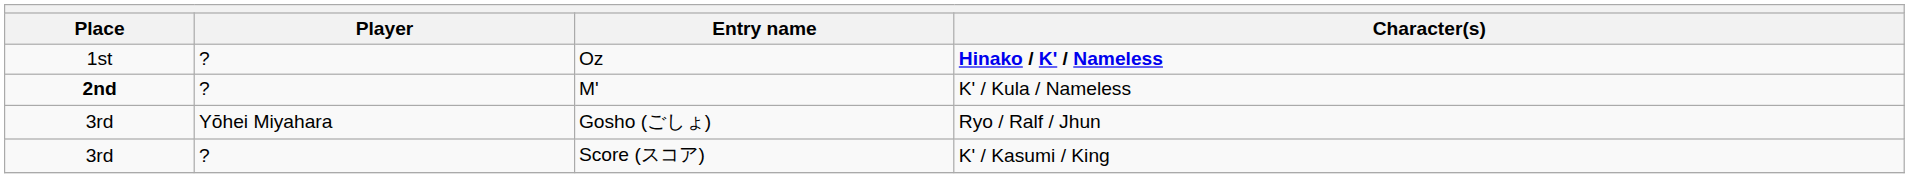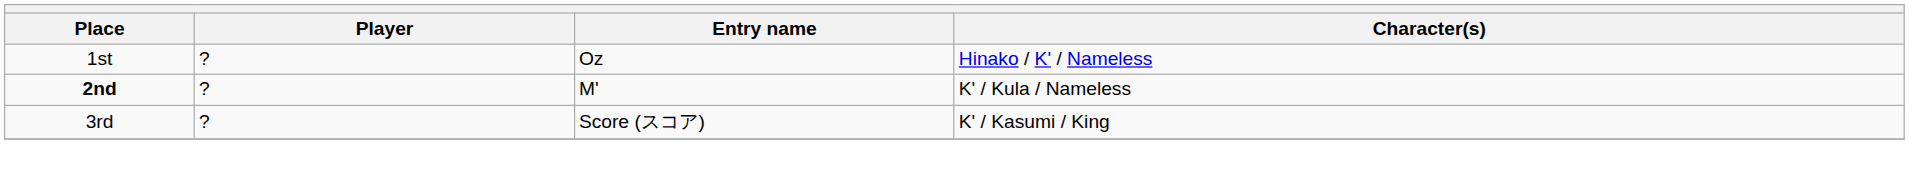(1061, 59) bold -> (1056, 59) normal
- row: (645, 121)
